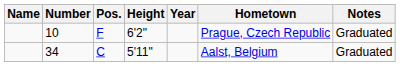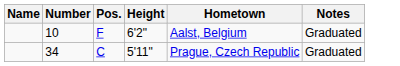- column: (183, 14)
(266, 33) Prague, Czech Republic -> (208, 33) Aalst, Belgium
(239, 52) Aalst, Belgium -> (235, 52) Prague, Czech Republic
